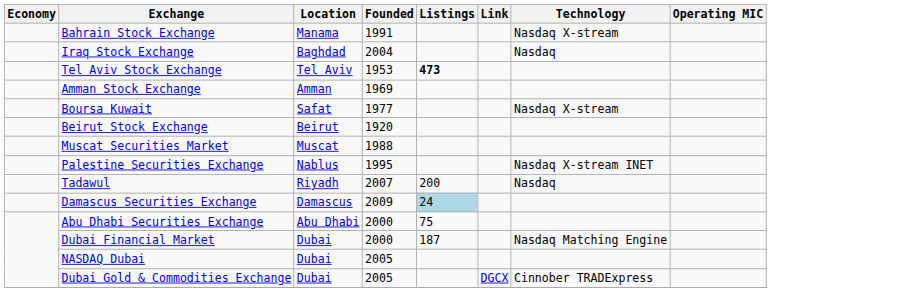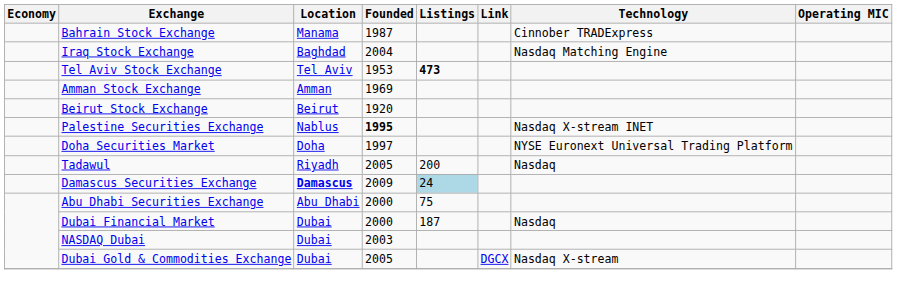(379, 33) 1991 -> (379, 33) 1987
(566, 33) Nasdaq X-stream -> (584, 33) Cinnober TRADExpress
(535, 52) Nasdaq -> (591, 52) Nasdaq Matching Engine
- row: (107, 108)
- row: (145, 146)
(379, 165) normal -> (379, 127) bold
+ row: (138, 146)
(379, 184) 2007 -> (379, 165) 2005
(325, 202) normal -> (325, 184) bold
(591, 240) Nasdaq Matching Engine -> (535, 221) Nasdaq
(379, 259) 2005 -> (379, 240) 2003
(584, 278) Cinnober TRADExpress -> (566, 259) Nasdaq X-stream
